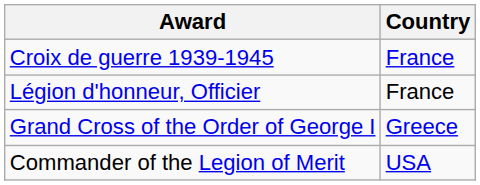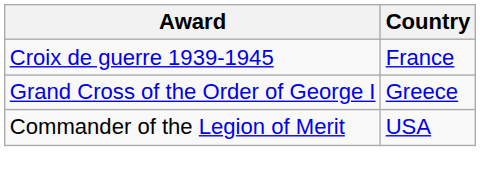- row: (135, 92)
